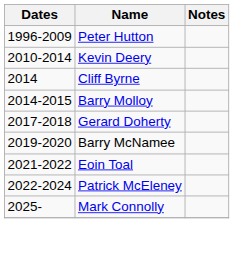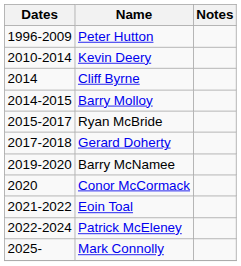+ row: (120, 121)
+ row: (134, 185)
